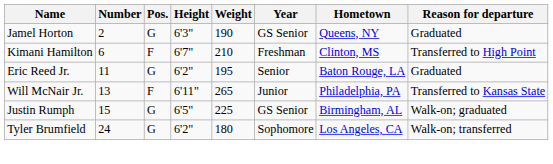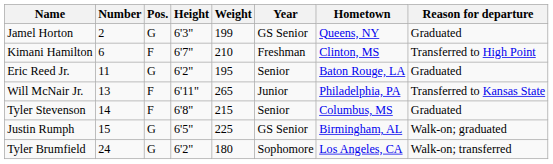(224, 33) 190 -> (224, 33) 199
+ row: (46, 110)
